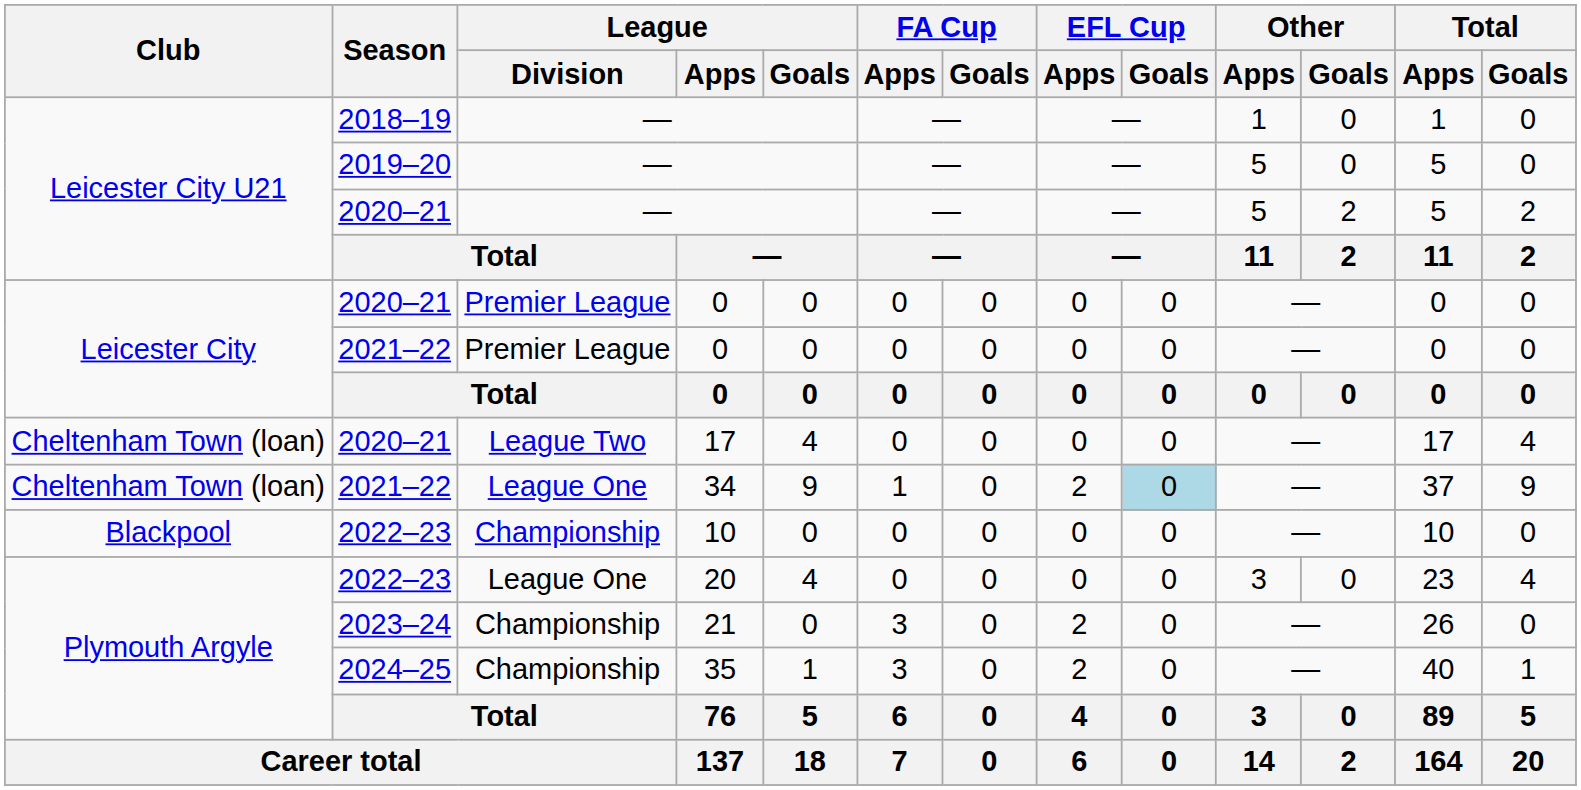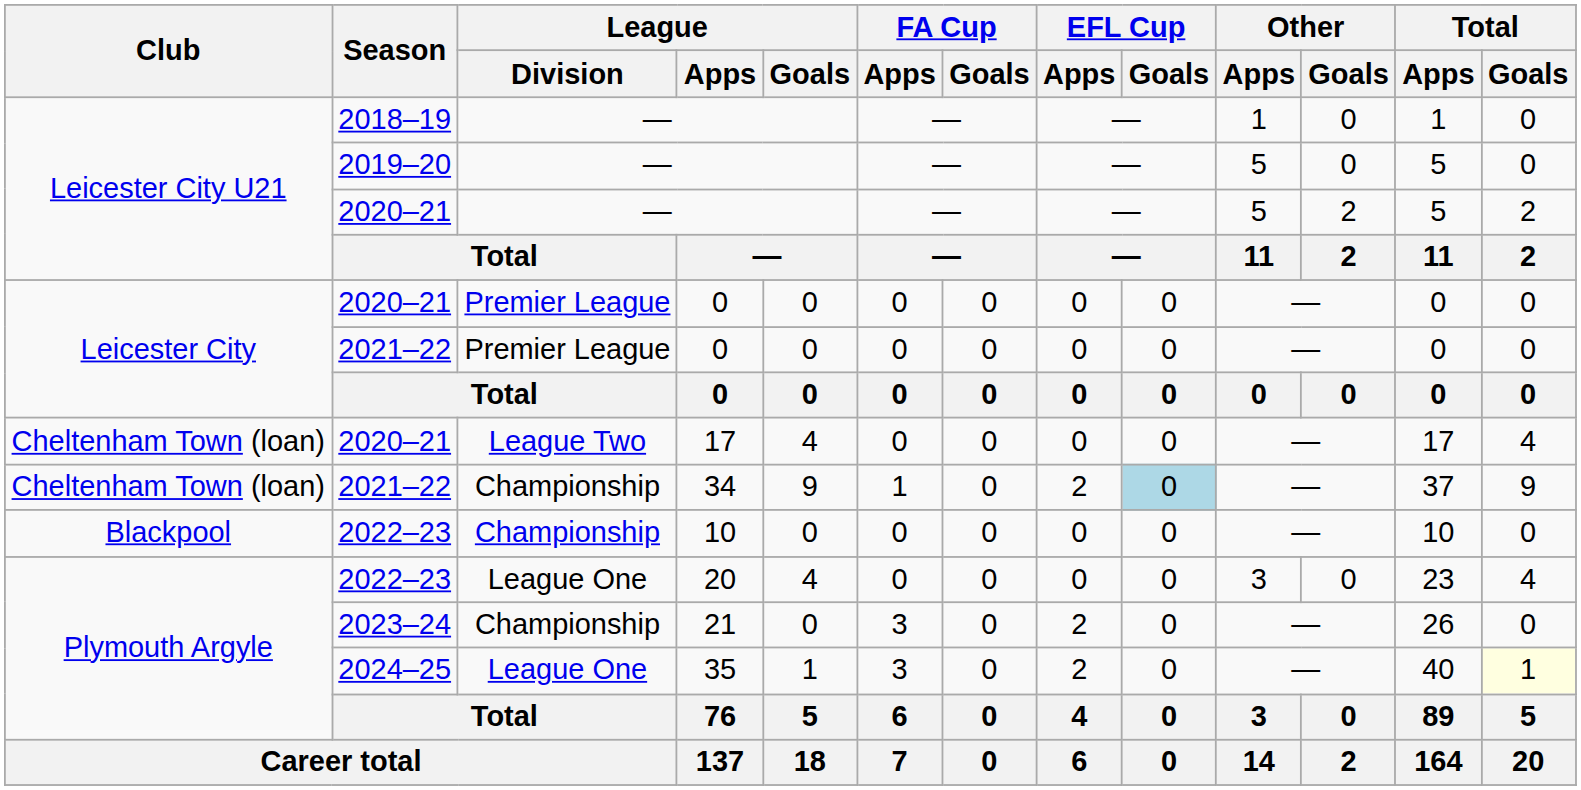(567, 486) League One -> (567, 486) Championship
(567, 670) Championship -> (567, 670) League One
(1528, 670) no background -> (1528, 670) lightyellow background
